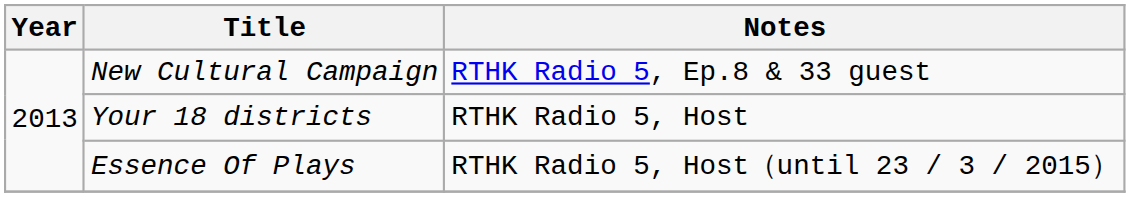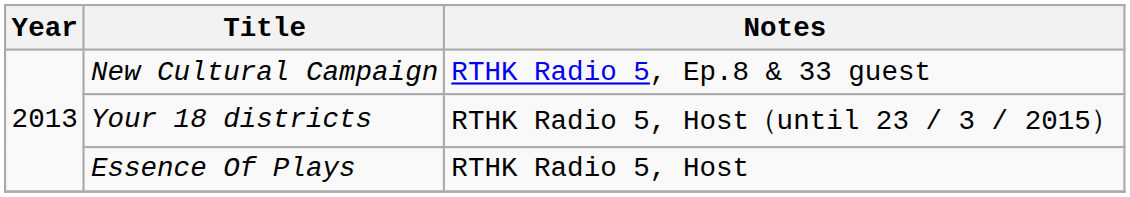(600, 117) RTHK Radio 5, Host -> (785, 122) RTHK Radio 5, Host（until 23 / 3 / 2015）
(785, 167) RTHK Radio 5, Host（until 23 / 3 / 2015） -> (600, 169) RTHK Radio 5, Host
